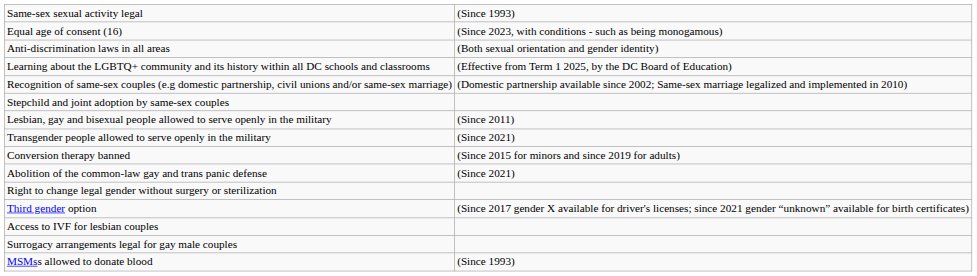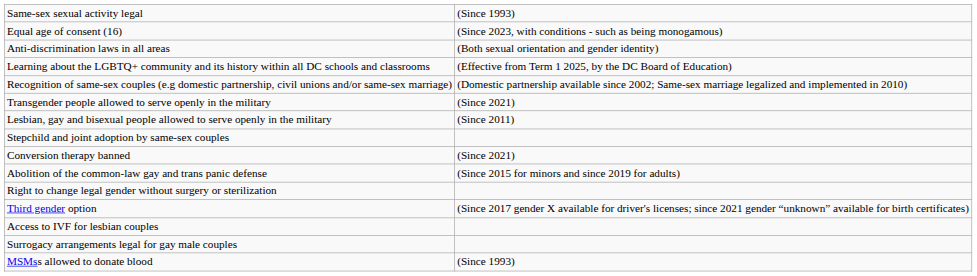rows swapped: (118, 102) <-> (139, 137)
(569, 155) (Since 2015 for minors and since 2019 for adults) -> (486, 155) (Since 2021)
(486, 173) (Since 2021) -> (569, 173) (Since 2015 for minors and since 2019 for adults)
